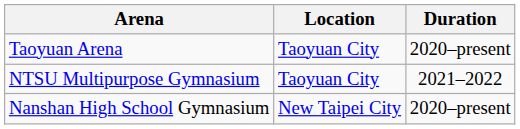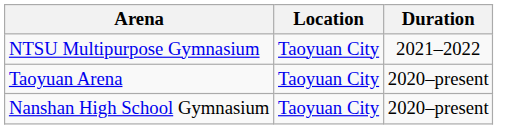rows swapped: (66, 49) <-> (134, 78)
(340, 108) New Taipei City -> (329, 108) Taoyuan City
